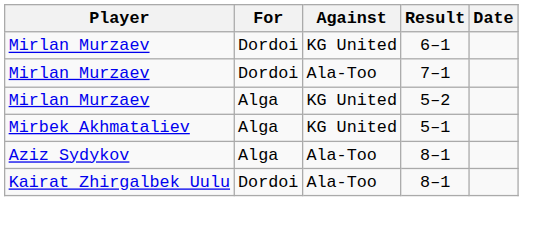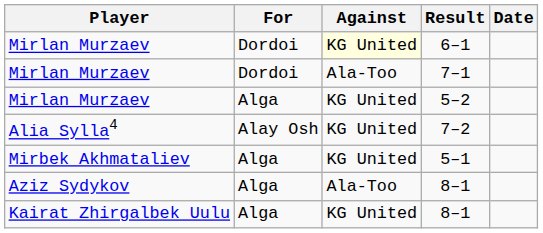(352, 46) no background -> (372, 46) lightyellow background
+ row: (63, 130)
(268, 182) Dordoi -> (258, 214) Alga
(342, 182) Ala-Too -> (372, 214) KG United
